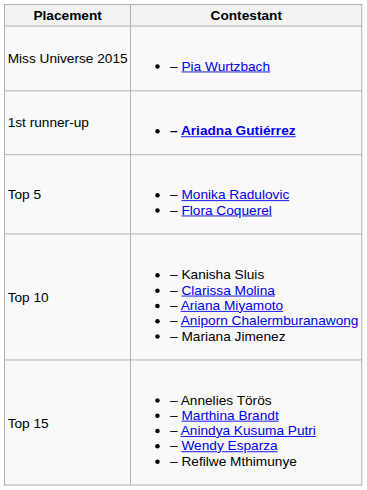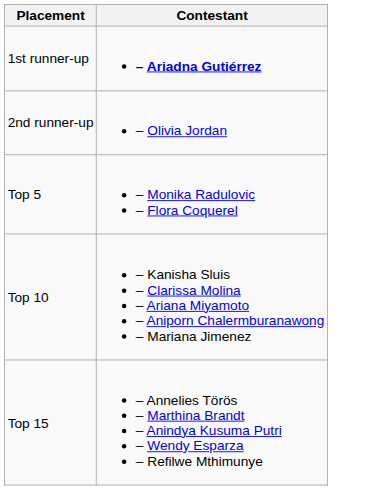- row: (68, 58)
+ row: (51, 123)
